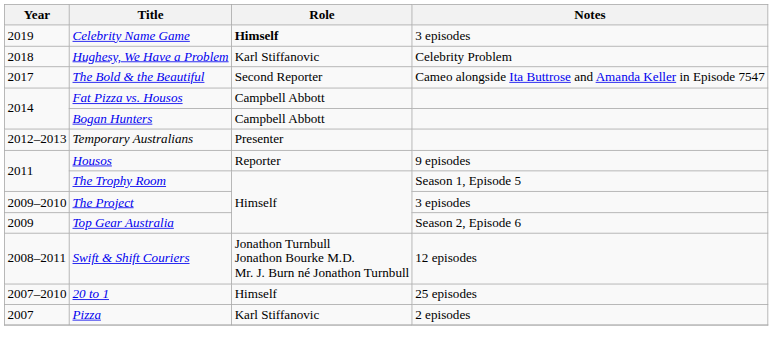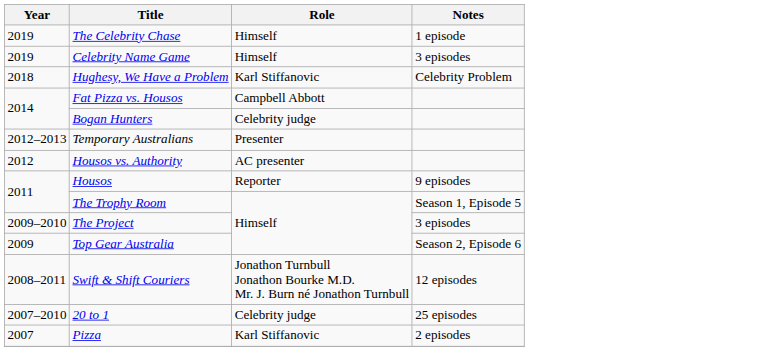+ row: (126, 35)
(257, 35) bold -> (256, 56) normal
- row: (138, 77)
(280, 118) Campbell Abbott -> (275, 118) Celebrity judge
+ row: (127, 160)
(256, 294) Himself -> (275, 314) Celebrity judge
